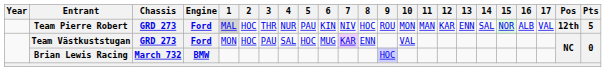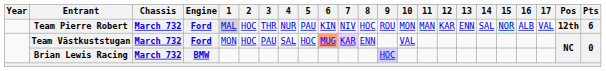(158, 26) GRD 273 -> (158, 26) March 732
(591, 26) 5 -> (591, 26) 6
(158, 40) GRD 273 -> (158, 40) March 732
(328, 40) no background -> (328, 40) lightsalmon background
